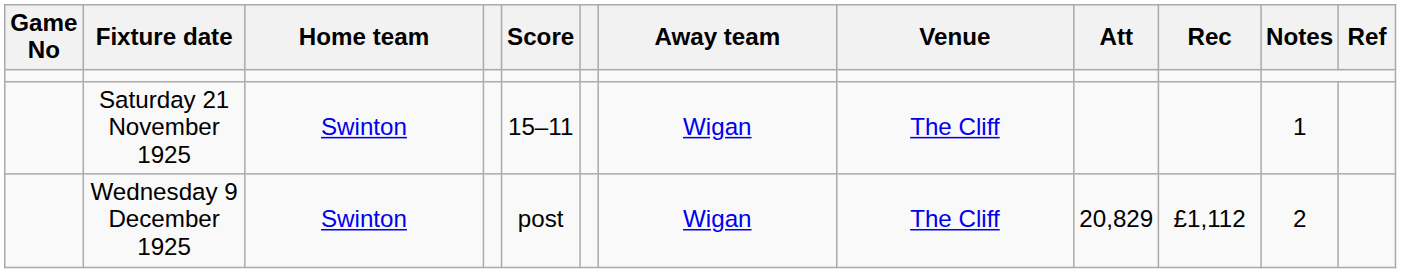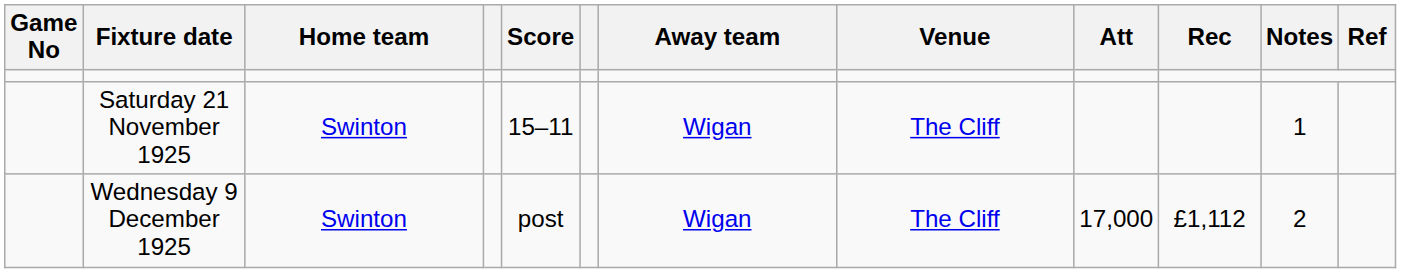(1116, 220) 20,829 -> (1116, 220) 17,000
